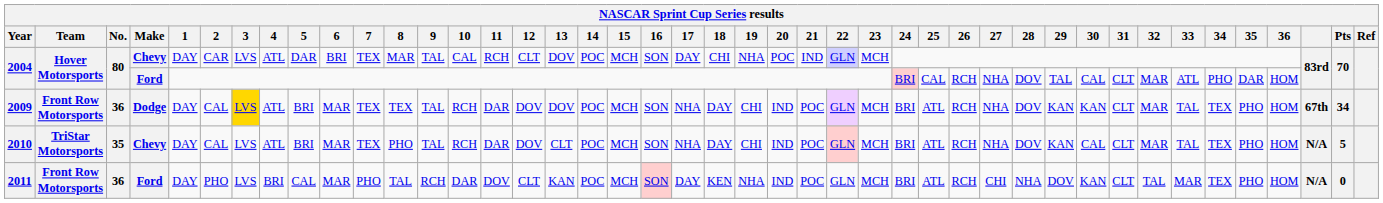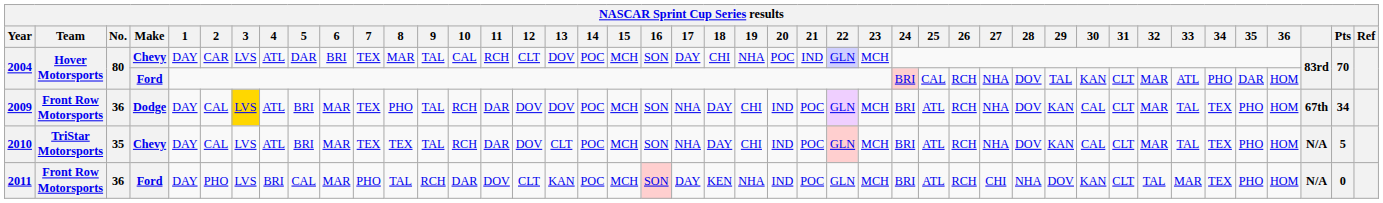(1093, 78) CAL -> (1093, 78) KAN
(401, 107) TEX -> (401, 107) PHO
(1093, 107) KAN -> (1093, 107) CAL
(401, 144) PHO -> (401, 144) TEX
